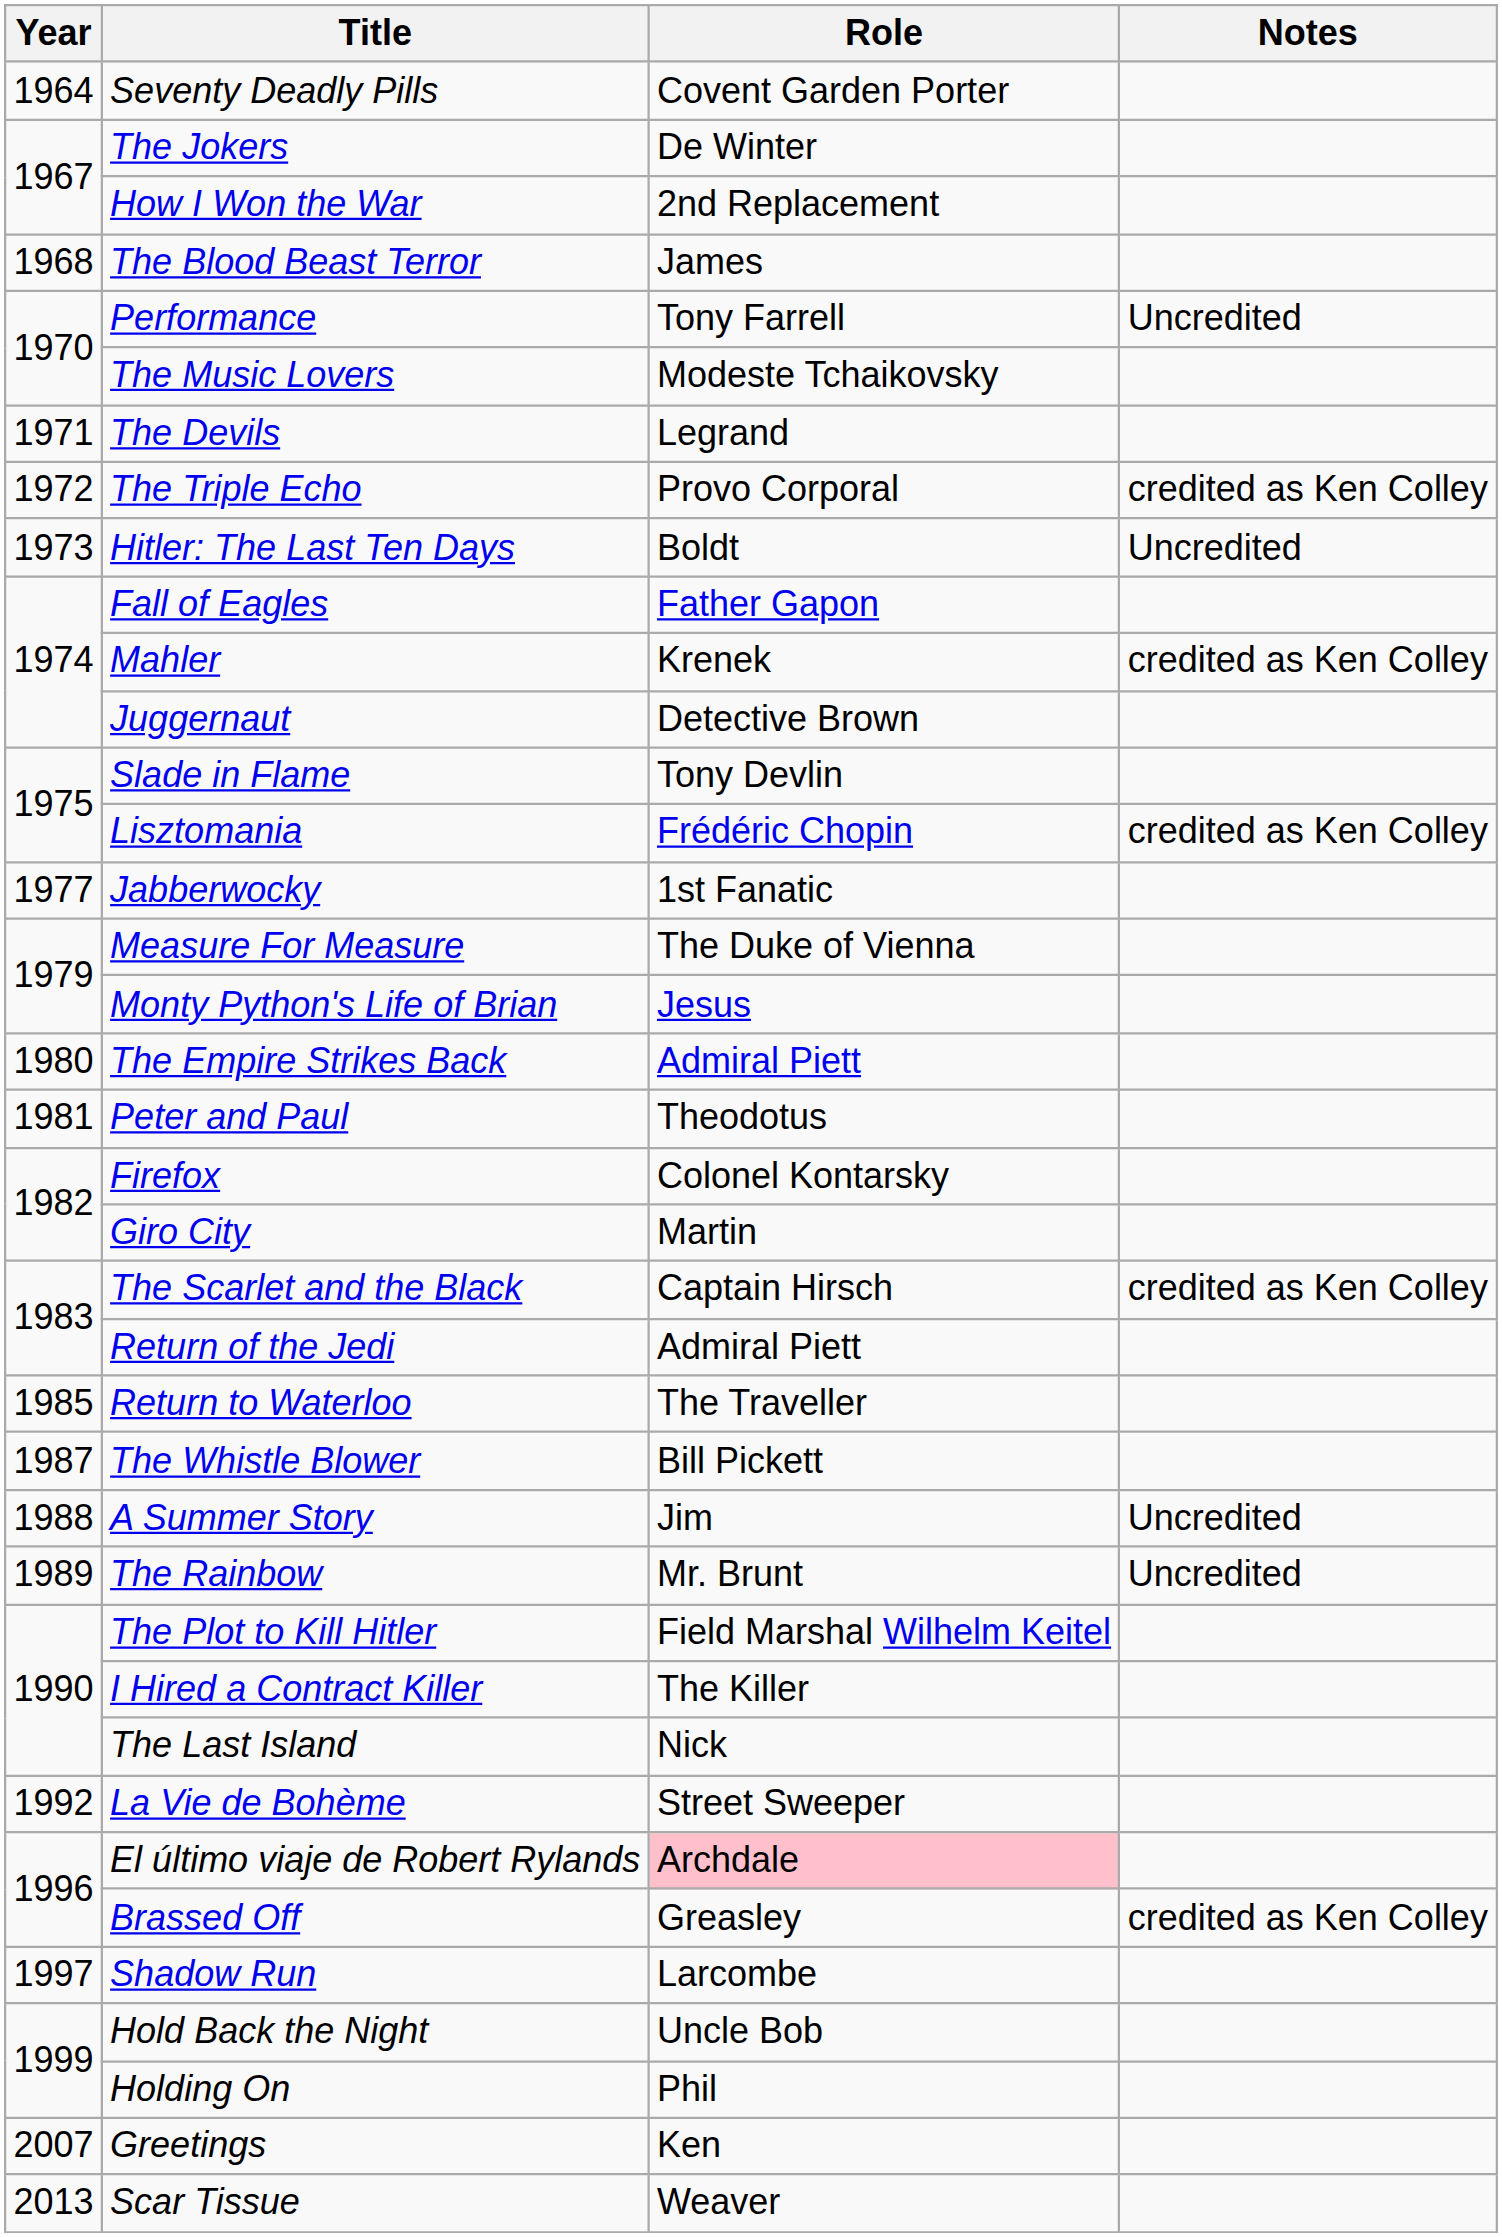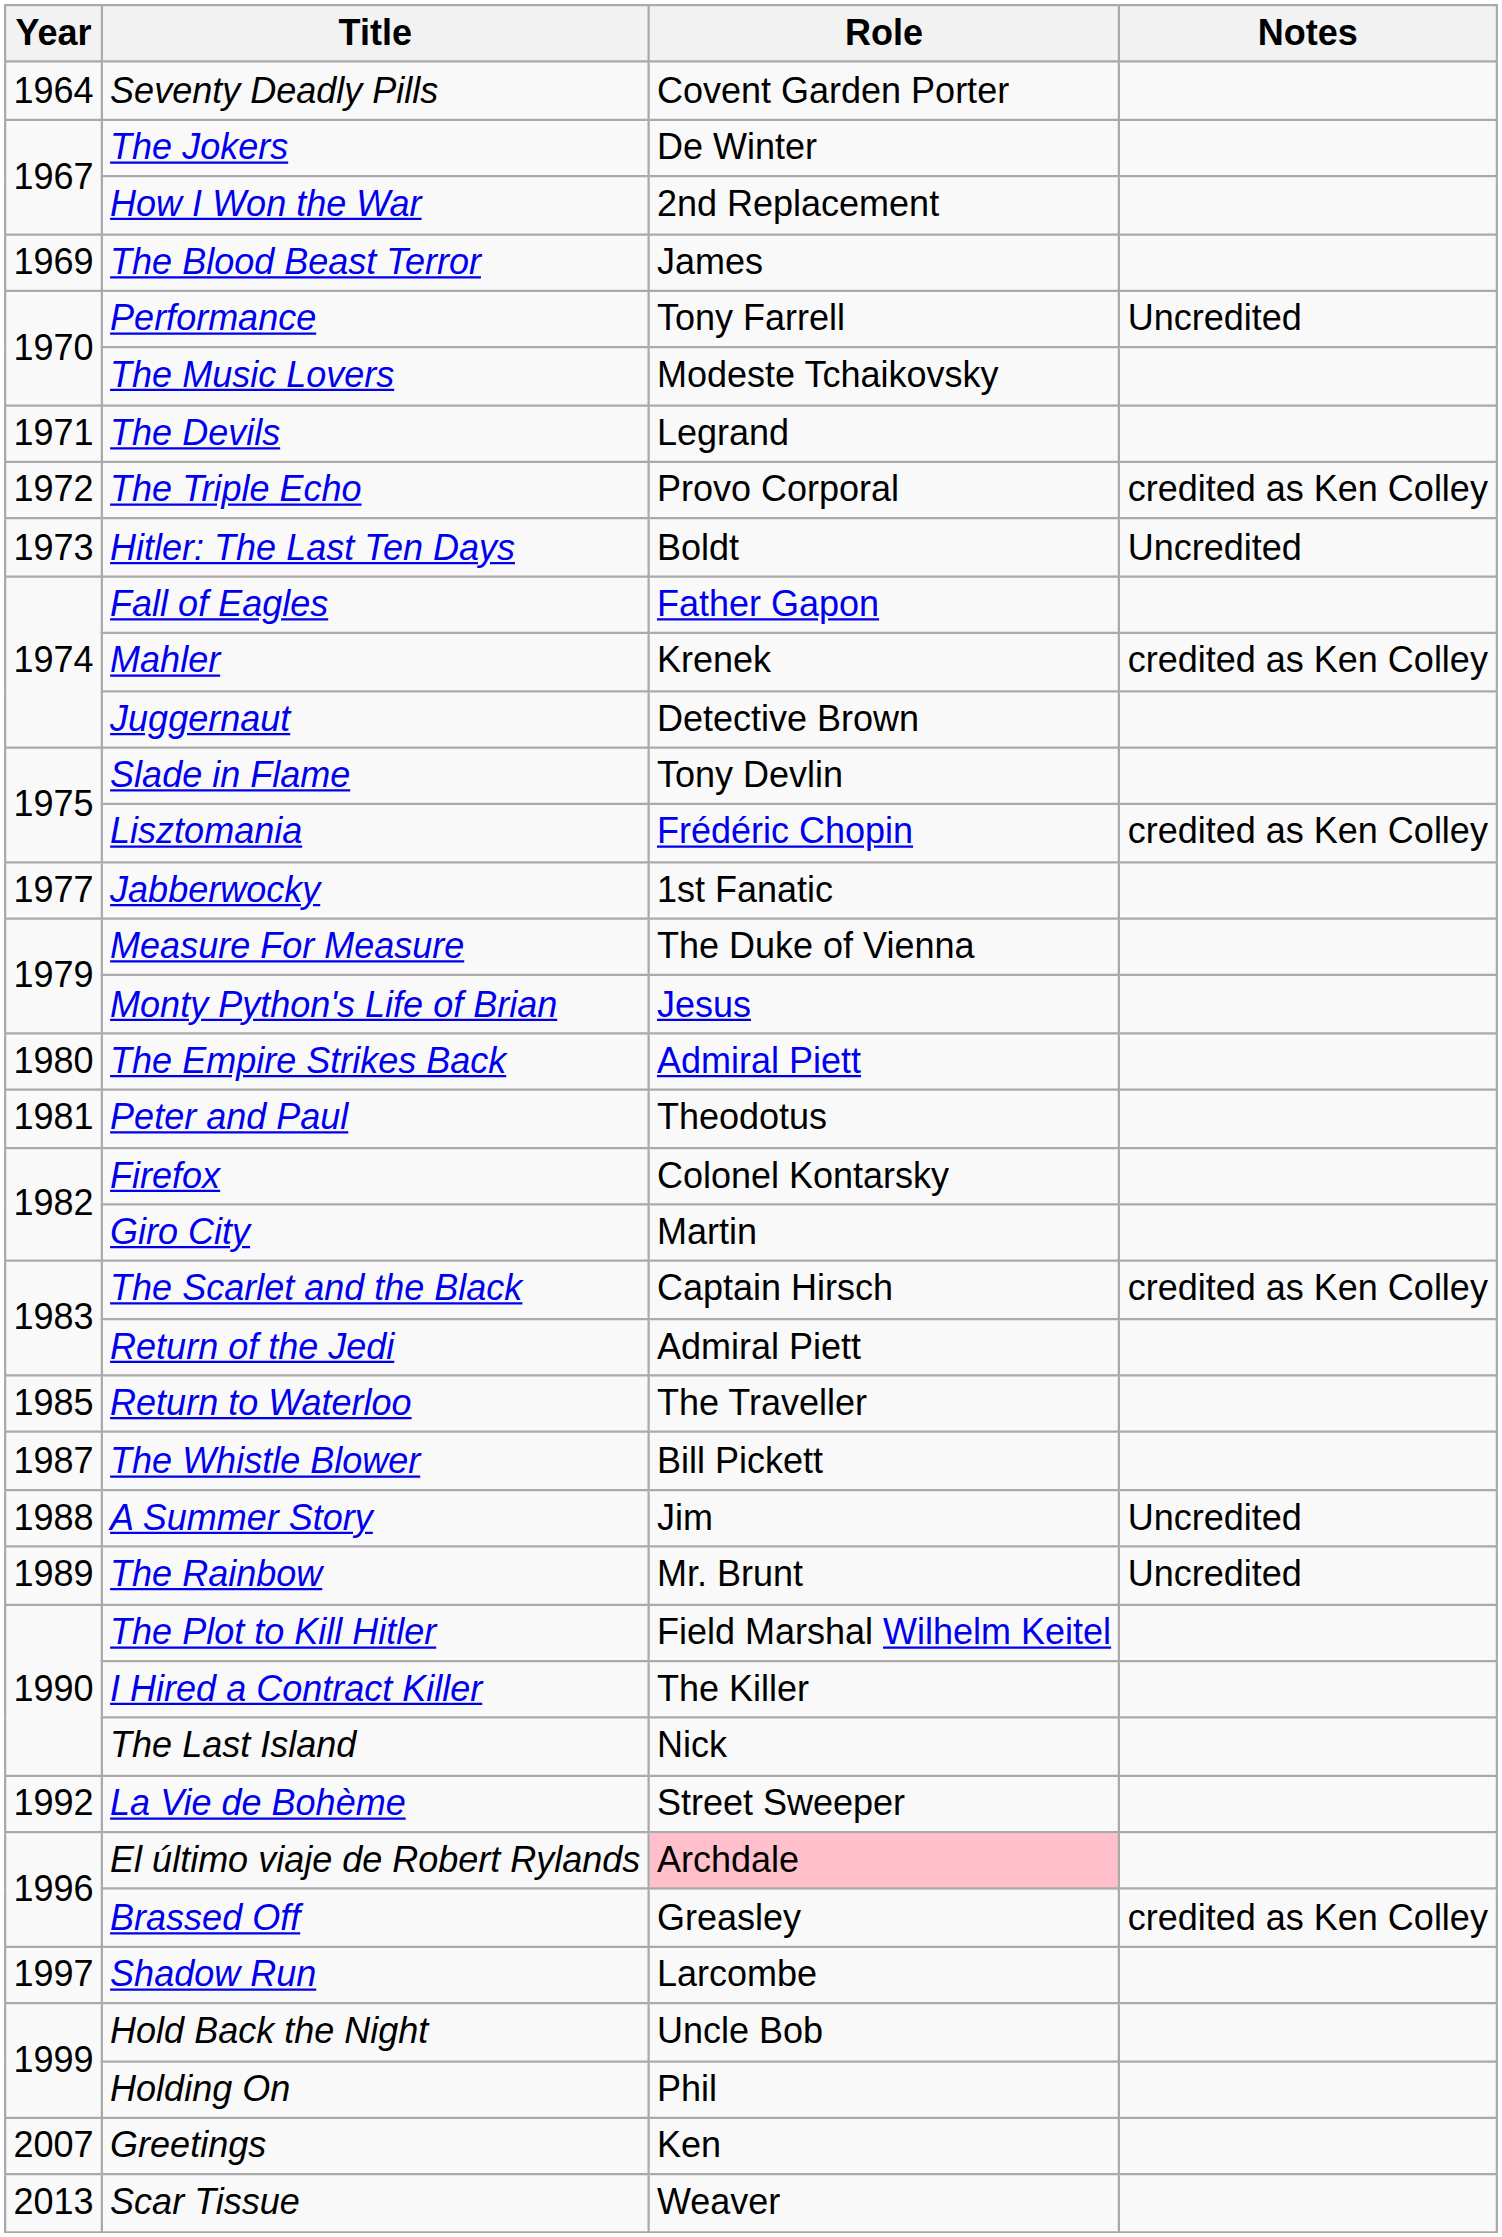(53, 261) 1968 -> (53, 261) 1969
